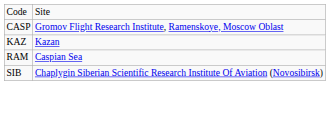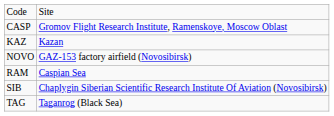+ row: (20, 57)
+ row: (16, 103)
